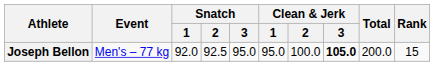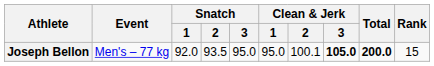(215, 52) 92.5 -> (215, 52) 93.5
(305, 52) 100.0 -> (305, 52) 100.1
(377, 52) normal -> (377, 52) bold
